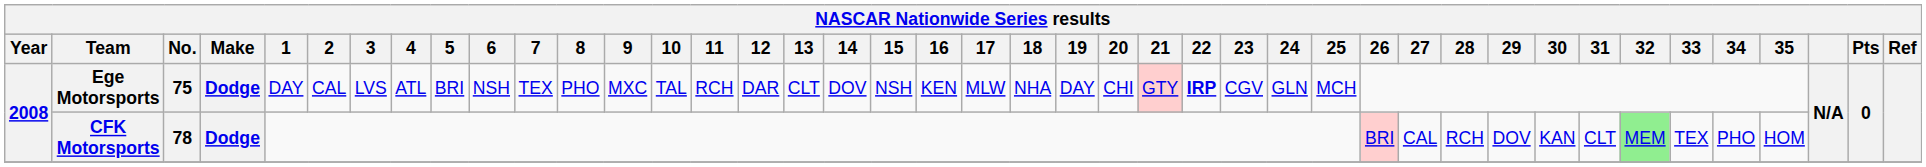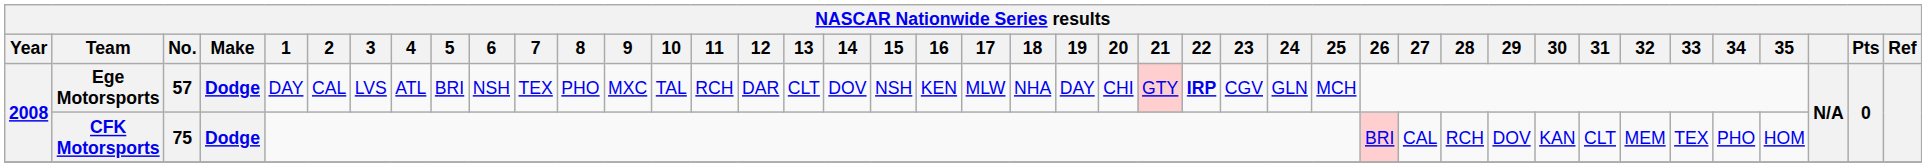(182, 88) 75 -> (182, 88) 57
(182, 137) 78 -> (182, 137) 75
(1645, 137) lightgreen background -> (1645, 137) no background
